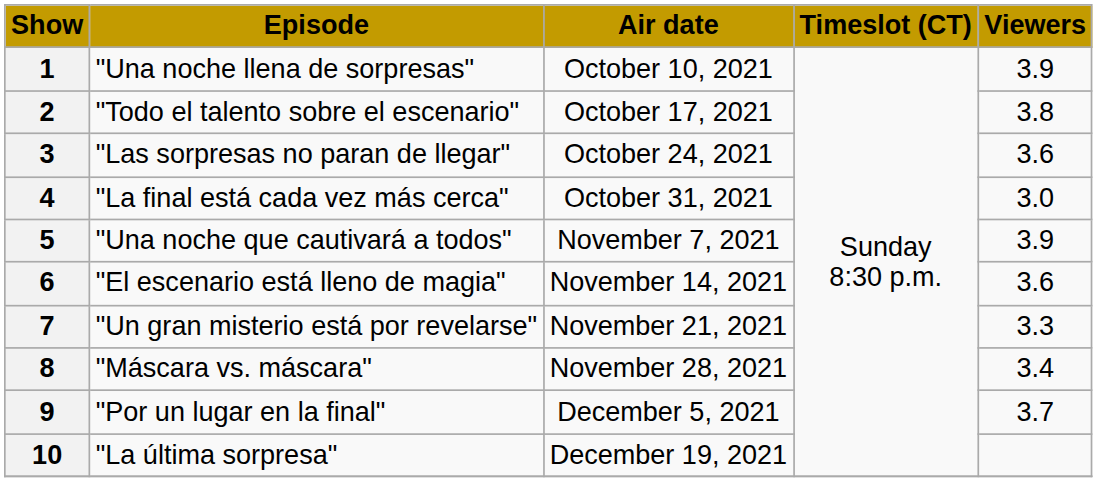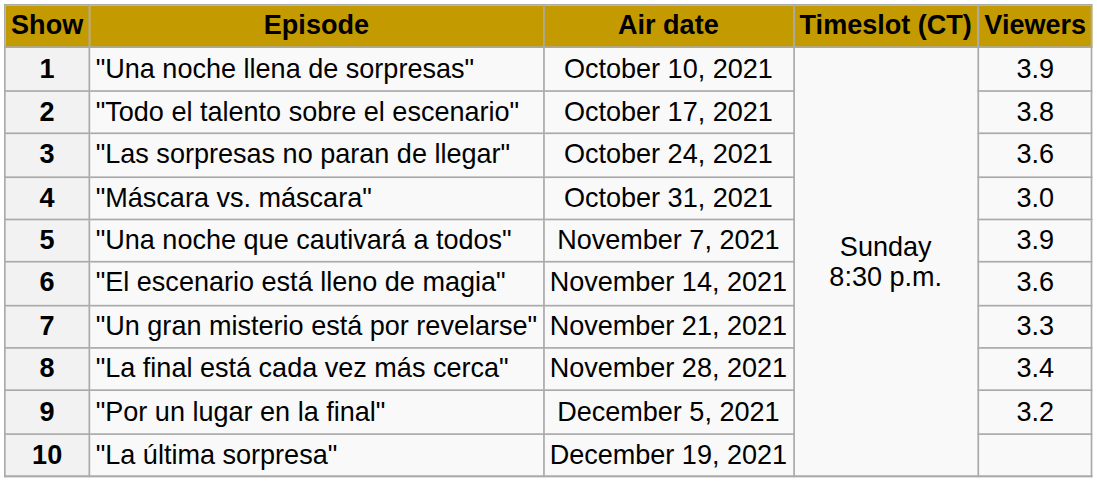(302, 197) "La final está cada vez más cerca" -> (234, 197) "Máscara vs. máscara"
(234, 369) "Máscara vs. máscara" -> (302, 369) "La final está cada vez más cerca"
(1035, 411) 3.7 -> (1035, 411) 3.2
